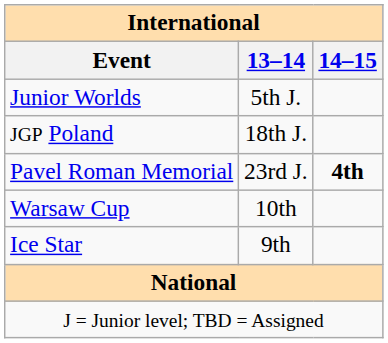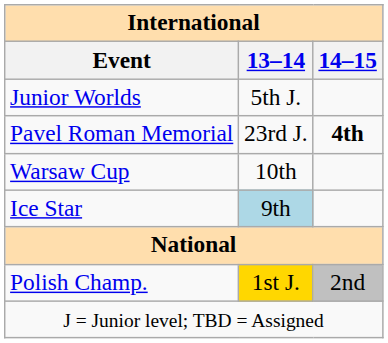- row: (62, 134)
(276, 245) no background -> (276, 208) lightblue background
+ row: (79, 282)
